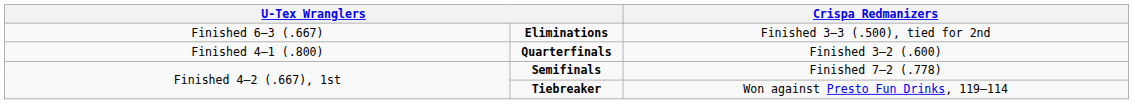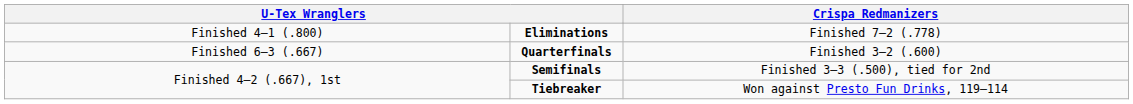(257, 33) Finished 6–3 (.667) -> (257, 33) Finished 4–1 (.800)
(876, 33) Finished 3–3 (.500), tied for 2nd -> (876, 33) Finished 7–2 (.778)
(257, 52) Finished 4–1 (.800) -> (257, 52) Finished 6–3 (.667)
(876, 70) Finished 7–2 (.778) -> (876, 70) Finished 3–3 (.500), tied for 2nd
